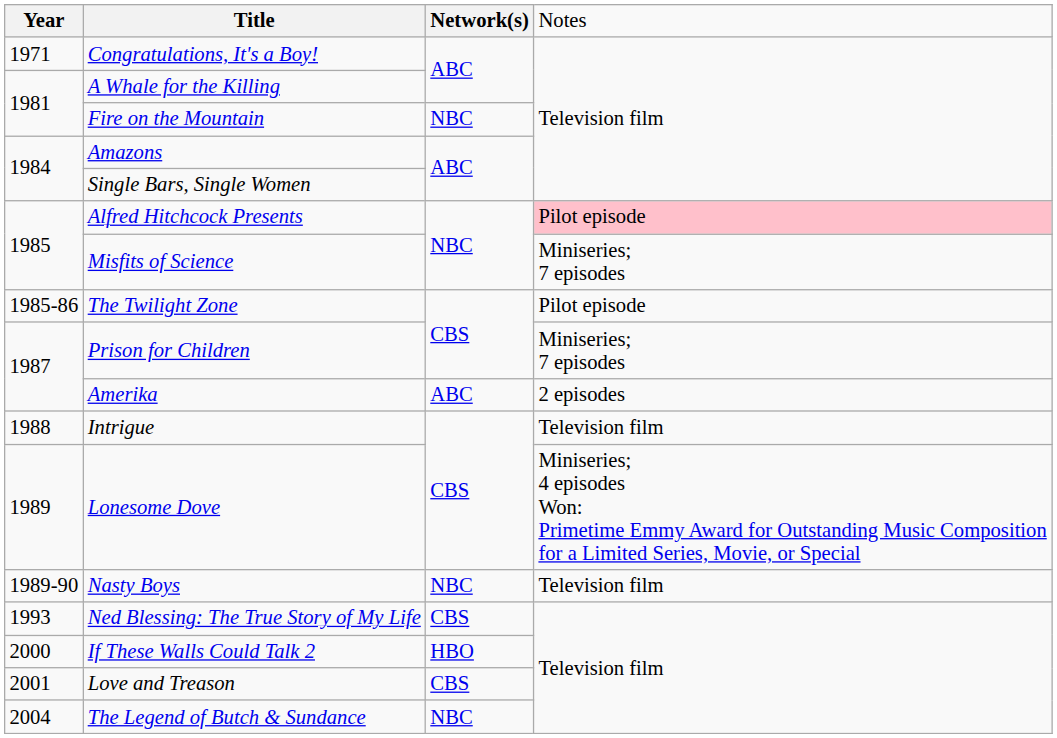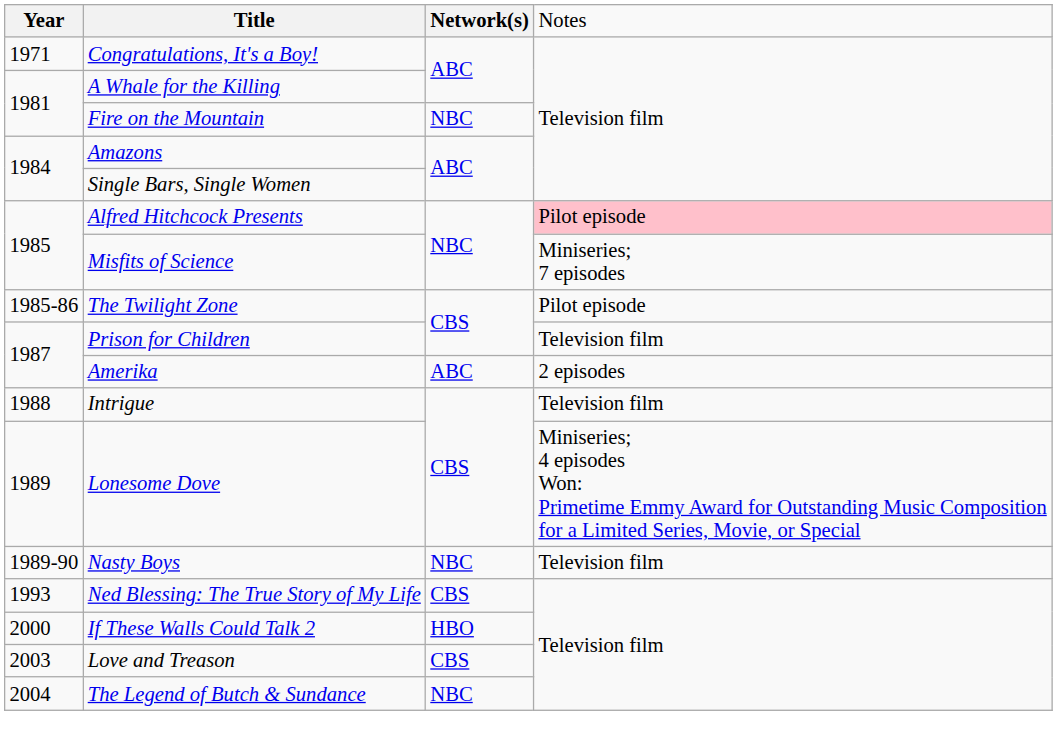(585, 350) Miniseries; 7 episodes -> (601, 338) Television film
(30, 683) 2001 -> (30, 660) 2003
